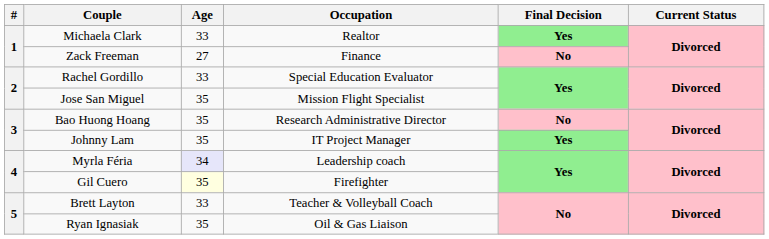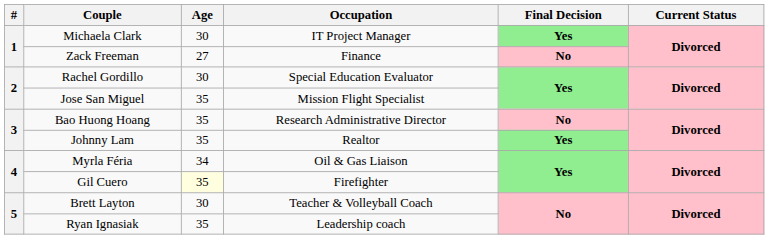(202, 36) 33 -> (202, 36) 30
(361, 36) Realtor -> (361, 36) IT Project Manager
(202, 78) 33 -> (202, 78) 30
(361, 140) IT Project Manager -> (361, 140) Realtor
(202, 161) lavender background -> (202, 161) no background
(361, 161) Leadership coach -> (361, 161) Oil & Gas Liaison
(202, 203) 33 -> (202, 203) 30
(361, 224) Oil & Gas Liaison -> (361, 224) Leadership coach
